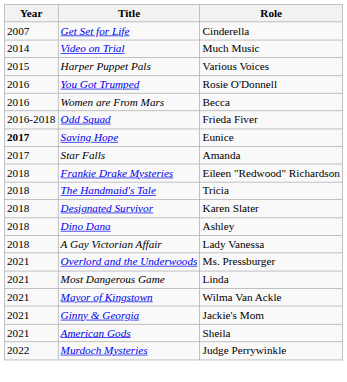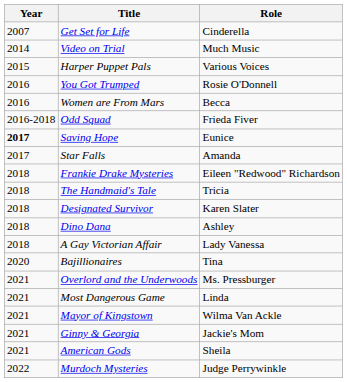+ row: (91, 262)
